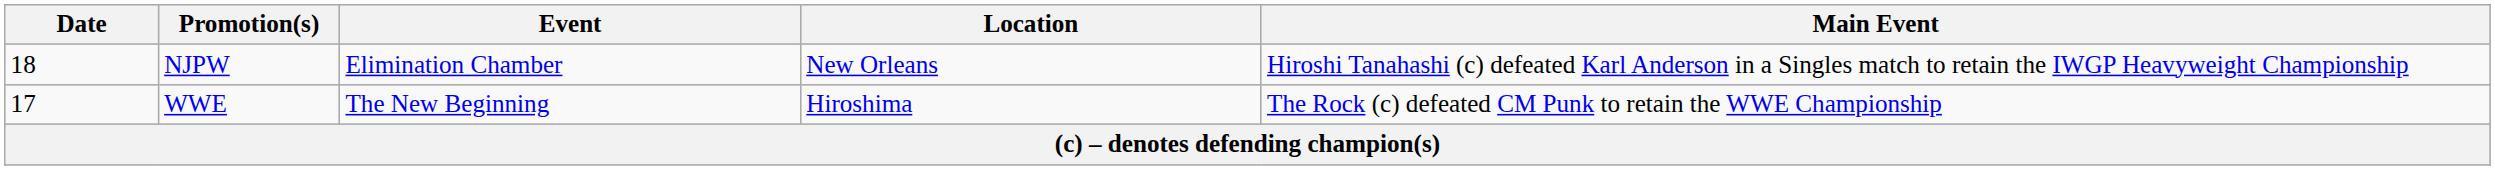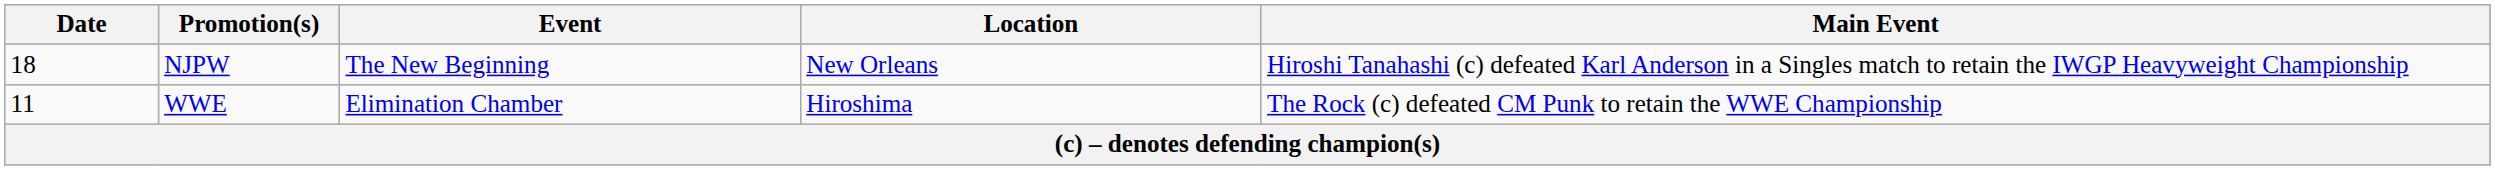(454, 64) Elimination Chamber -> (447, 64) The New Beginning
(23, 104) 17 -> (23, 104) 11
(447, 104) The New Beginning -> (454, 104) Elimination Chamber
